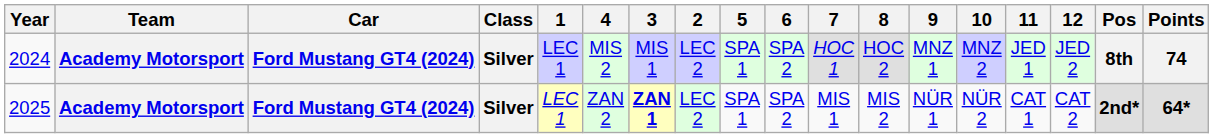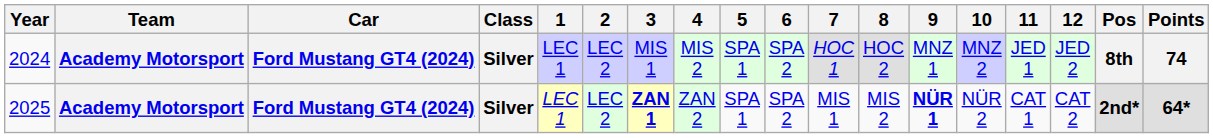columns swapped: (698, 19) <-> (606, 19)
(933, 108) normal -> (933, 108) bold
